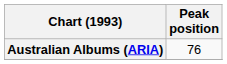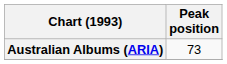(194, 49) 76 -> (194, 49) 73
